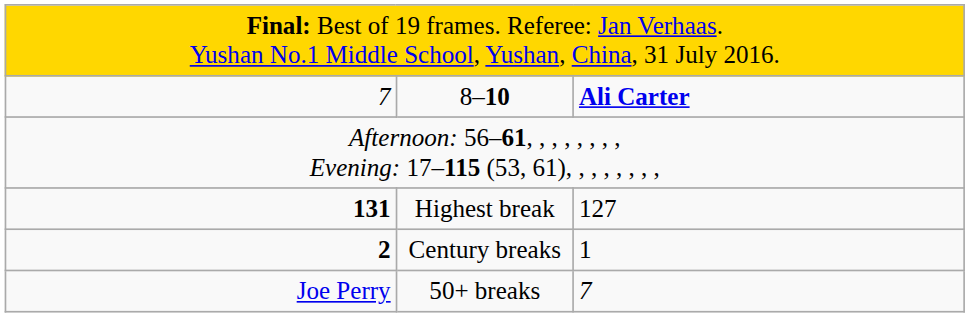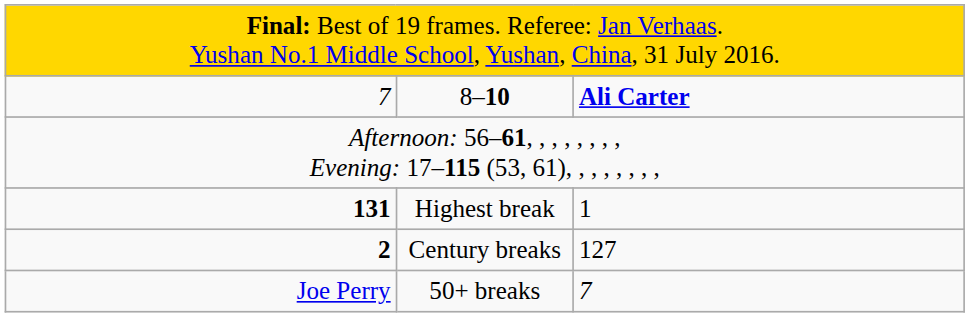(598, 208) 127 -> (585, 208) 1
(585, 250) 1 -> (598, 250) 127
